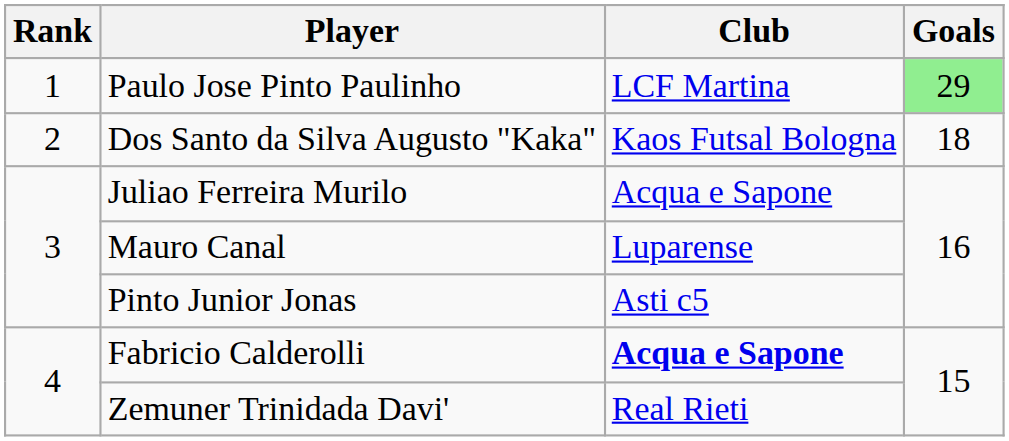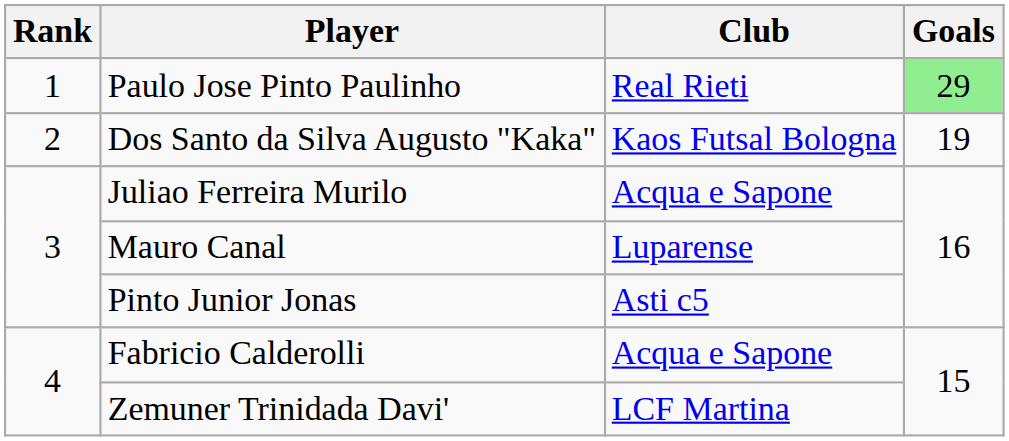(701, 85) LCF Martina -> (680, 85) Real Rieti
(953, 138) 18 -> (953, 138) 19
(728, 354) bold -> (722, 354) normal
(680, 407) Real Rieti -> (701, 407) LCF Martina
